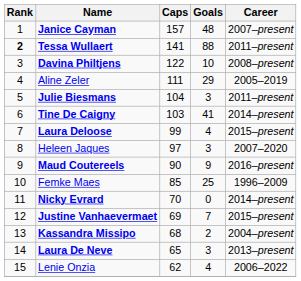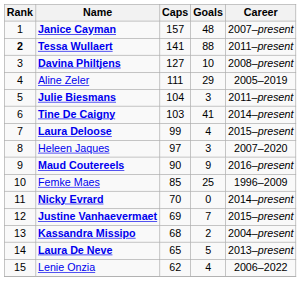(175, 64) 122 -> (175, 64) 127
(208, 251) 3 -> (208, 251) 5
